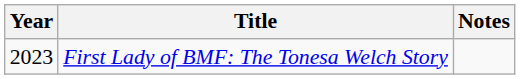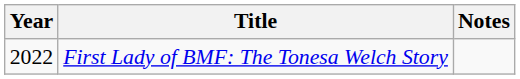(31, 56) 2023 -> (31, 56) 2022
